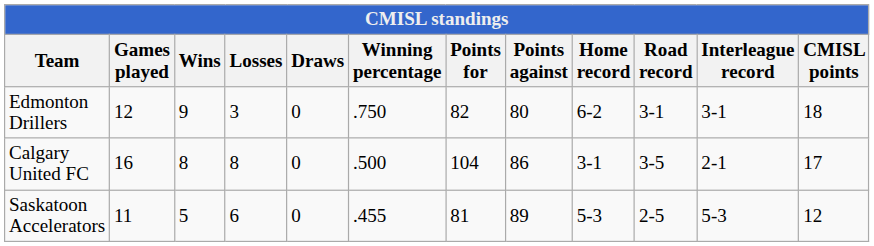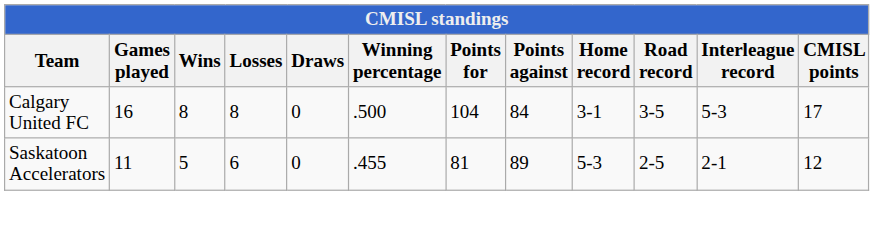- row: (49, 112)
(519, 163) 86 -> (519, 112) 84
(714, 163) 2-1 -> (714, 112) 5-3
(714, 215) 5-3 -> (714, 163) 2-1
